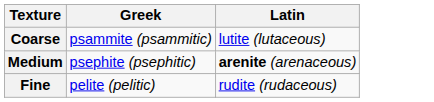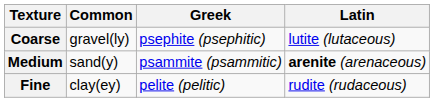+ column: (101, 16)
(141, 39) psammite (psammitic) -> (202, 39) psephite (psephitic)
(133, 62) psephite (psephitic) -> (211, 62) psammite (psammitic)
